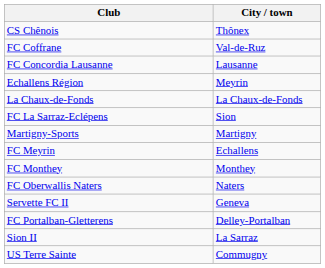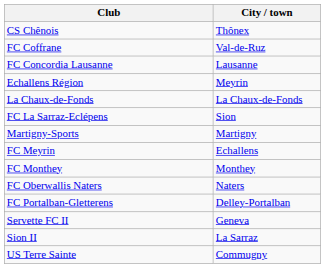rows swapped: (60, 220) <-> (38, 202)
